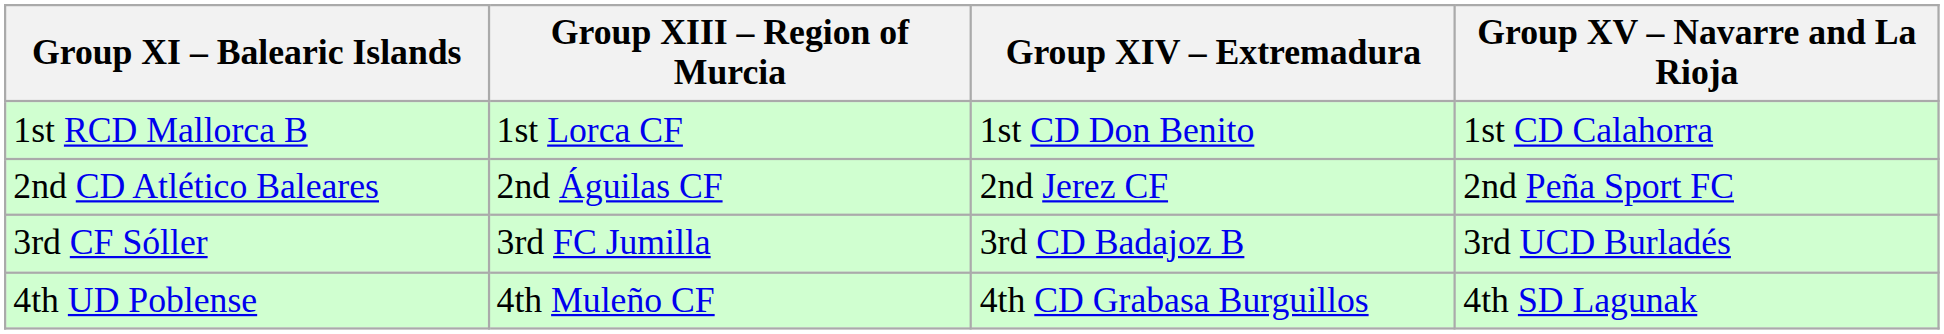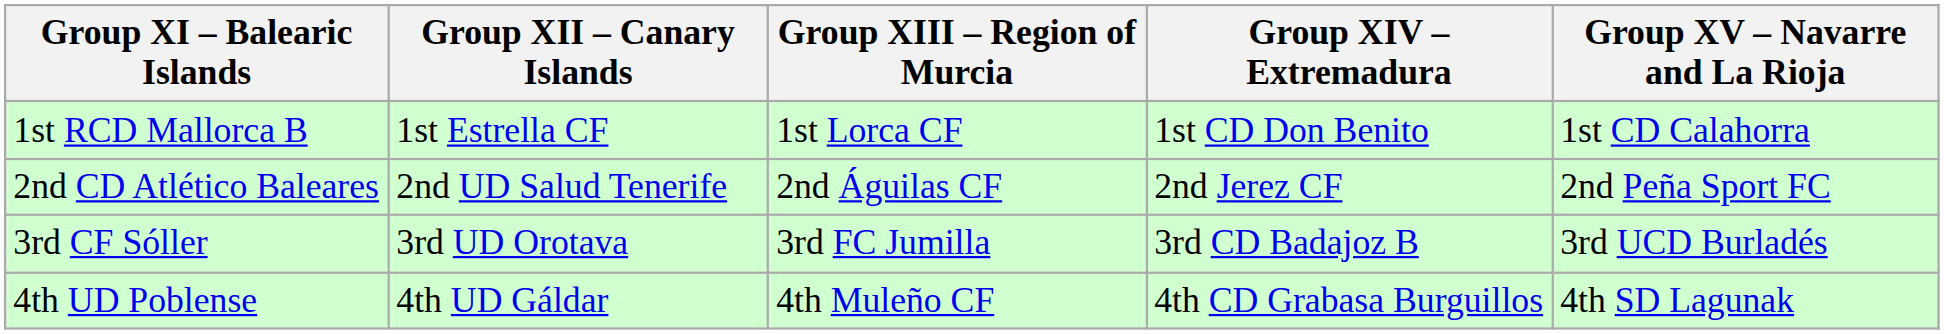+ column: (578, 52)
